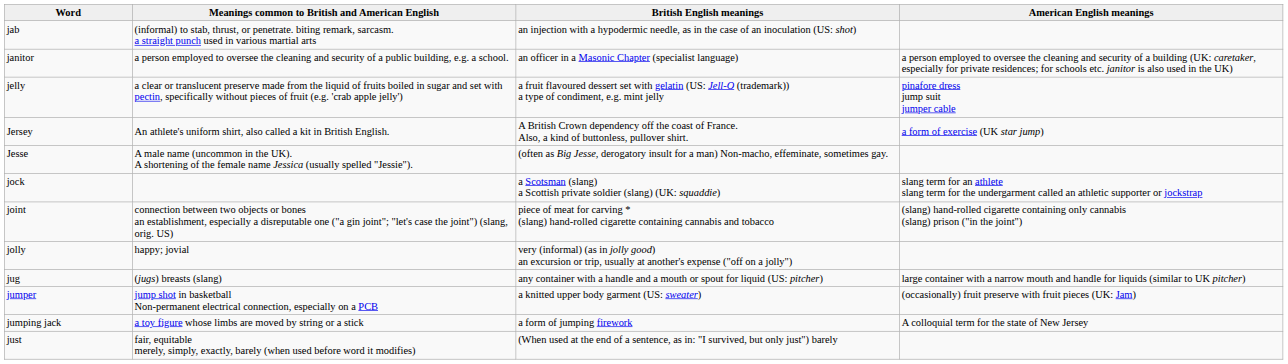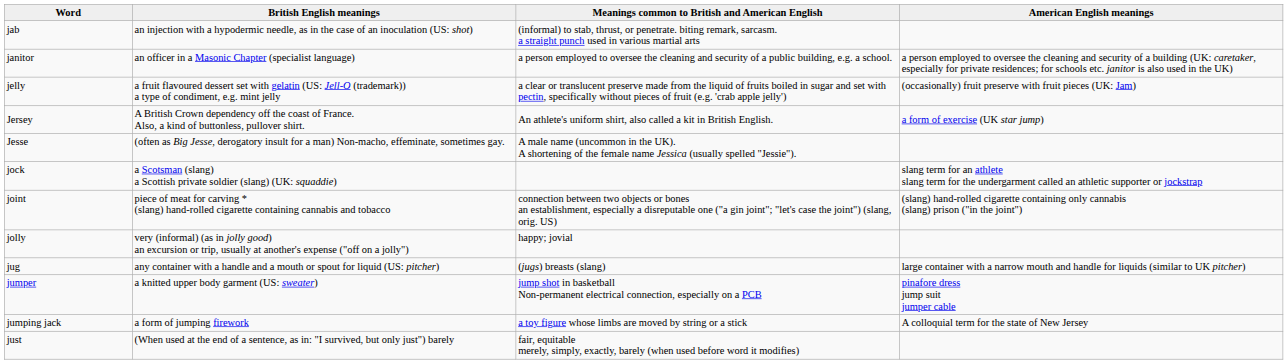columns swapped: (708, 12) <-> (324, 12)
(931, 97) pinafore dress jump suit jumper cable -> (1019, 85) (occasionally) fruit preserve with fruit pieces (UK: Jam)
(1019, 294) (occasionally) fruit preserve with fruit pieces (UK: Jam) -> (931, 294) pinafore dress jump suit jumper cable
